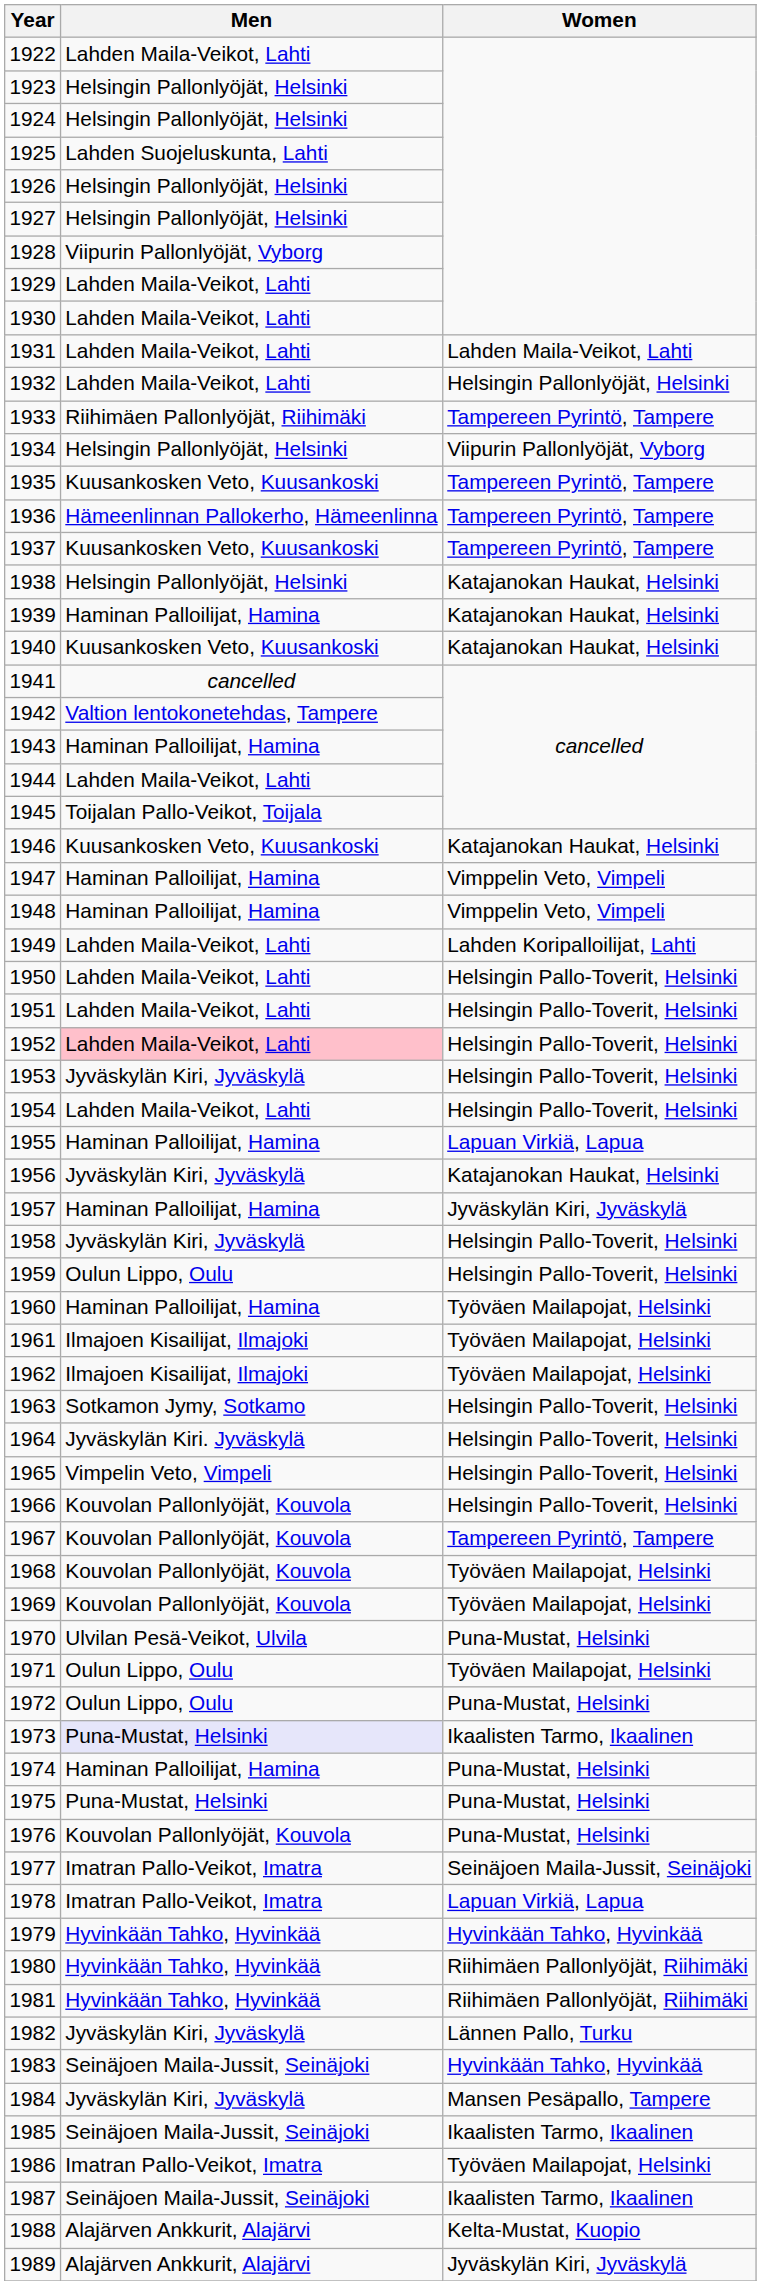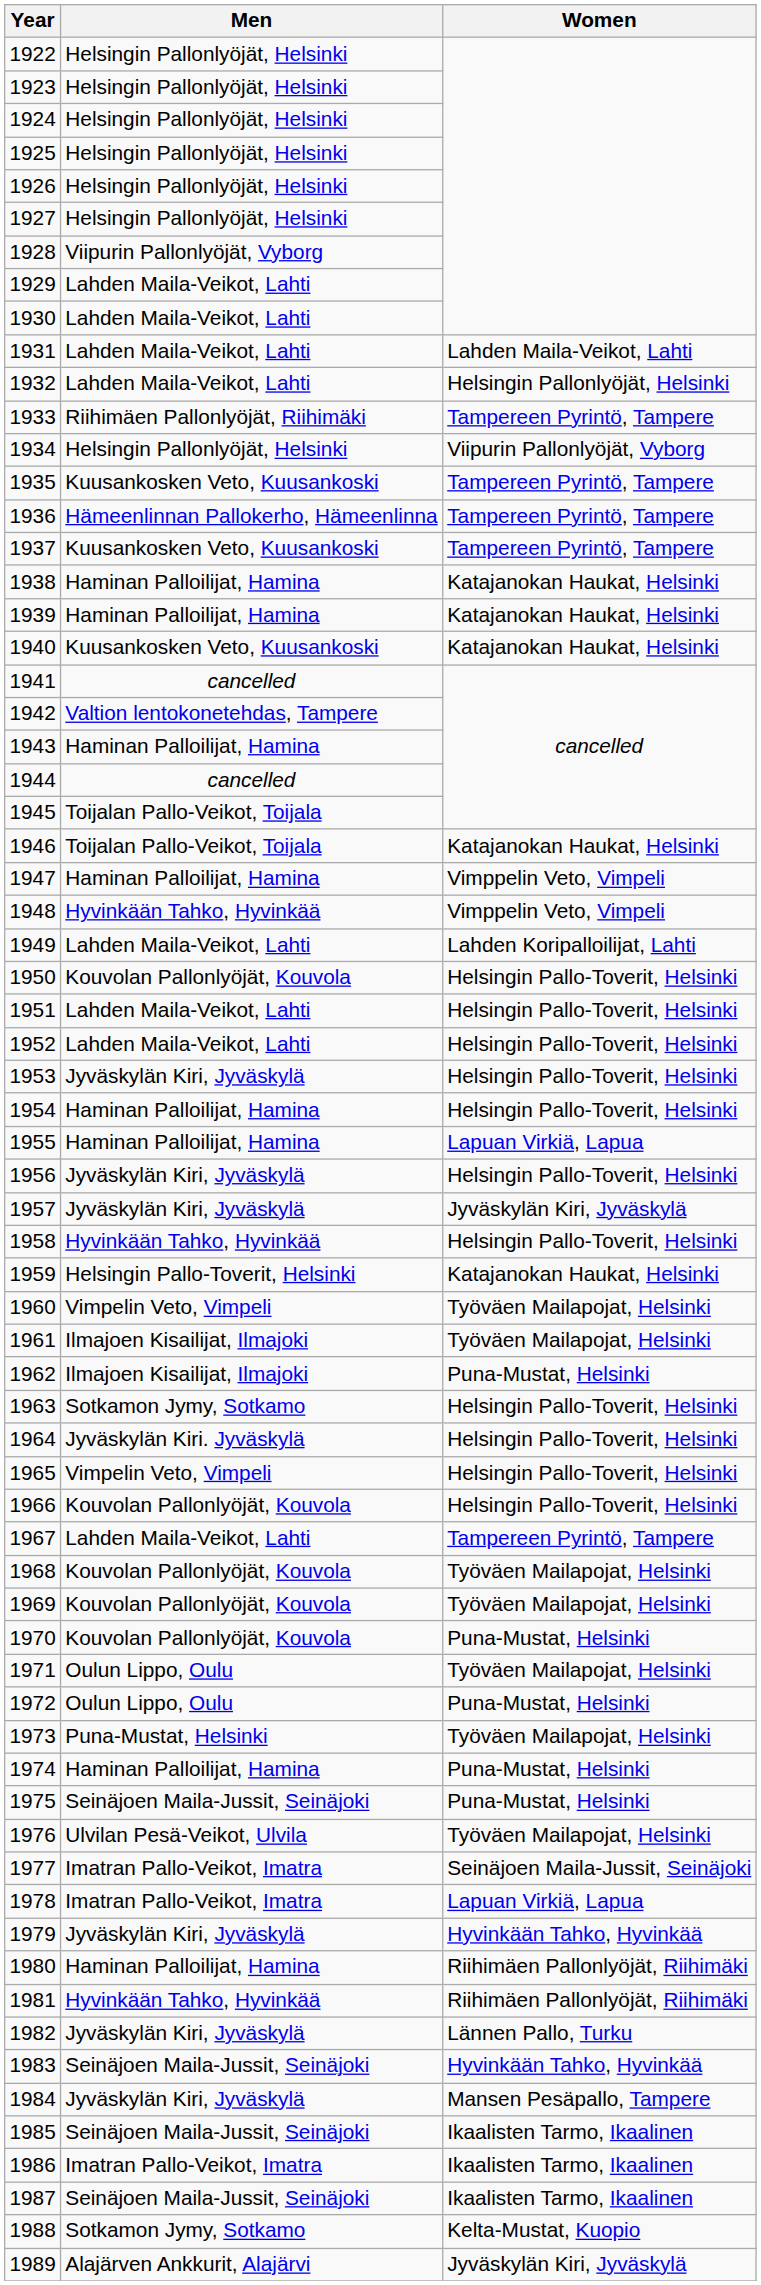(188, 53) Lahden Maila-Veikot, Lahti -> (206, 53) Helsingin Pallonlyöjät, Helsinki
(197, 152) Lahden Suojeluskunta, Lahti -> (206, 152) Helsingin Pallonlyöjät, Helsinki
(206, 581) Helsingin Pallonlyöjät, Helsinki -> (192, 581) Haminan Palloilijat, Hamina
(188, 779) Lahden Maila-Veikot, Lahti -> (251, 779) cancelled
(222, 845) Kuusankosken Veto, Kuusankoski -> (193, 845) Toijalan Pallo-Veikot, Toijala
(192, 911) Haminan Palloilijat, Hamina -> (193, 911) Hyvinkään Tahko, Hyvinkää
(188, 977) Lahden Maila-Veikot, Lahti -> (208, 977) Kouvolan Pallonlyöjät, Kouvola
(188, 1043) pink background -> (188, 1043) no background
(188, 1109) Lahden Maila-Veikot, Lahti -> (192, 1109) Haminan Palloilijat, Hamina
(583, 1175) Katajanokan Haukat, Helsinki -> (592, 1175) Helsingin Pallo-Toverit, Helsinki
(192, 1208) Haminan Palloilijat, Hamina -> (185, 1208) Jyväskylän Kiri, Jyväskylä
(185, 1241) Jyväskylän Kiri, Jyväskylä -> (193, 1241) Hyvinkään Tahko, Hyvinkää
(149, 1274) Oulun Lippo, Oulu -> (210, 1274) Helsingin Pallo-Toverit, Helsinki
(592, 1274) Helsingin Pallo-Toverit, Helsinki -> (583, 1274) Katajanokan Haukat, Helsinki
(192, 1307) Haminan Palloilijat, Hamina -> (168, 1307) Vimpelin Veto, Vimpeli
(579, 1373) Työväen Mailapojat, Helsinki -> (548, 1373) Puna-Mustat, Helsinki
(208, 1538) Kouvolan Pallonlyöjät, Kouvola -> (188, 1538) Lahden Maila-Veikot, Lahti
(186, 1637) Ulvilan Pesä-Veikot, Ulvila -> (208, 1637) Kouvolan Pallonlyöjät, Kouvola
(166, 1736) lavender background -> (166, 1736) no background
(570, 1736) Ikaalisten Tarmo, Ikaalinen -> (579, 1736) Työväen Mailapojat, Helsinki
(166, 1802) Puna-Mustat, Helsinki -> (217, 1802) Seinäjoen Maila-Jussit, Seinäjoki
(208, 1835) Kouvolan Pallonlyöjät, Kouvola -> (186, 1835) Ulvilan Pesä-Veikot, Ulvila
(548, 1835) Puna-Mustat, Helsinki -> (579, 1835) Työväen Mailapojat, Helsinki
(193, 1934) Hyvinkään Tahko, Hyvinkää -> (185, 1934) Jyväskylän Kiri, Jyväskylä
(193, 1967) Hyvinkään Tahko, Hyvinkää -> (192, 1967) Haminan Palloilijat, Hamina
(579, 2165) Työväen Mailapojat, Helsinki -> (570, 2165) Ikaalisten Tarmo, Ikaalinen
(188, 2231) Alajärven Ankkurit, Alajärvi -> (185, 2231) Sotkamon Jymy, Sotkamo
